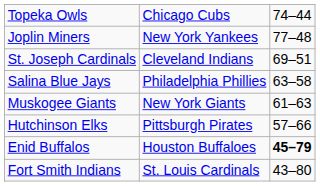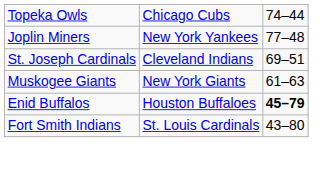- row: (59, 81)
- row: (58, 125)
